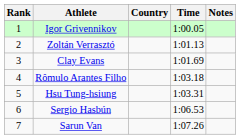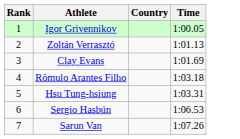- column: (221, 12)
